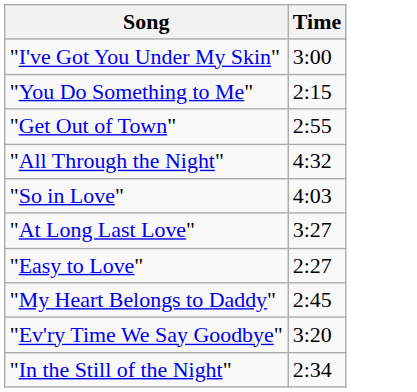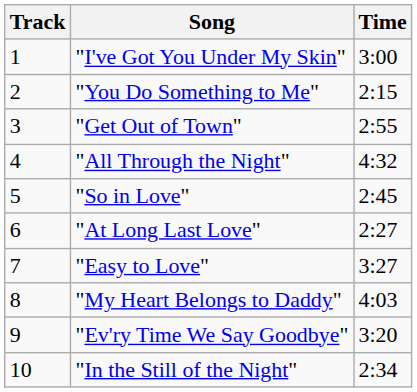+ column: (38, 21)
(312, 195) 4:03 -> (378, 195) 2:45
(312, 230) 3:27 -> (378, 230) 2:27
(312, 265) 2:27 -> (378, 265) 3:27
(312, 299) 2:45 -> (378, 299) 4:03
